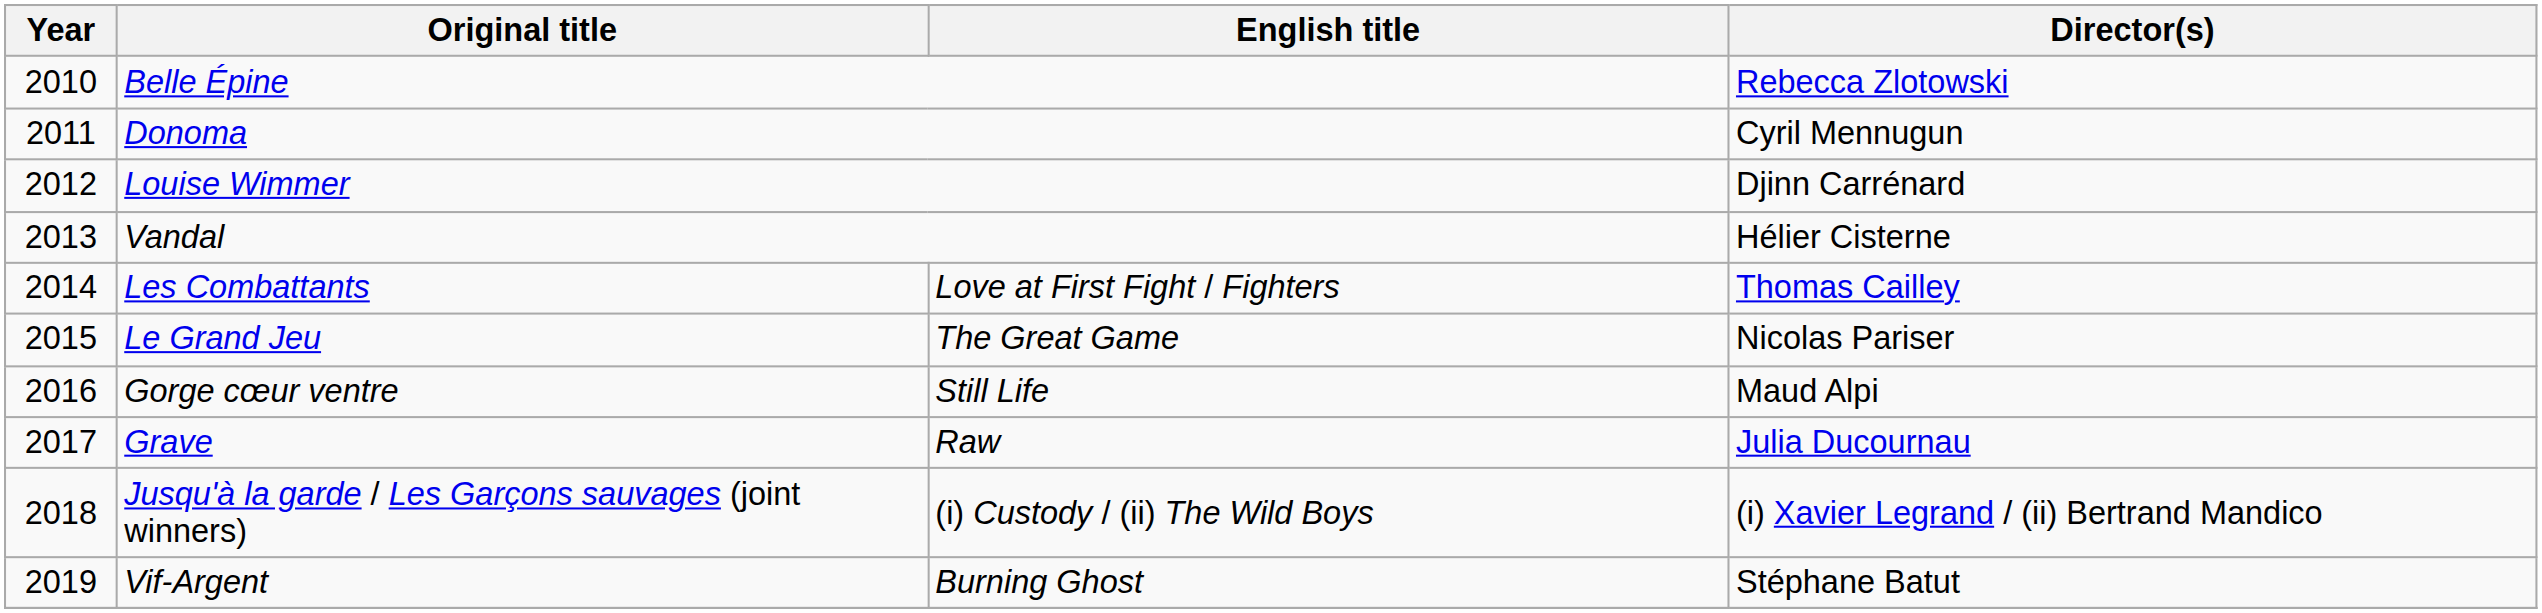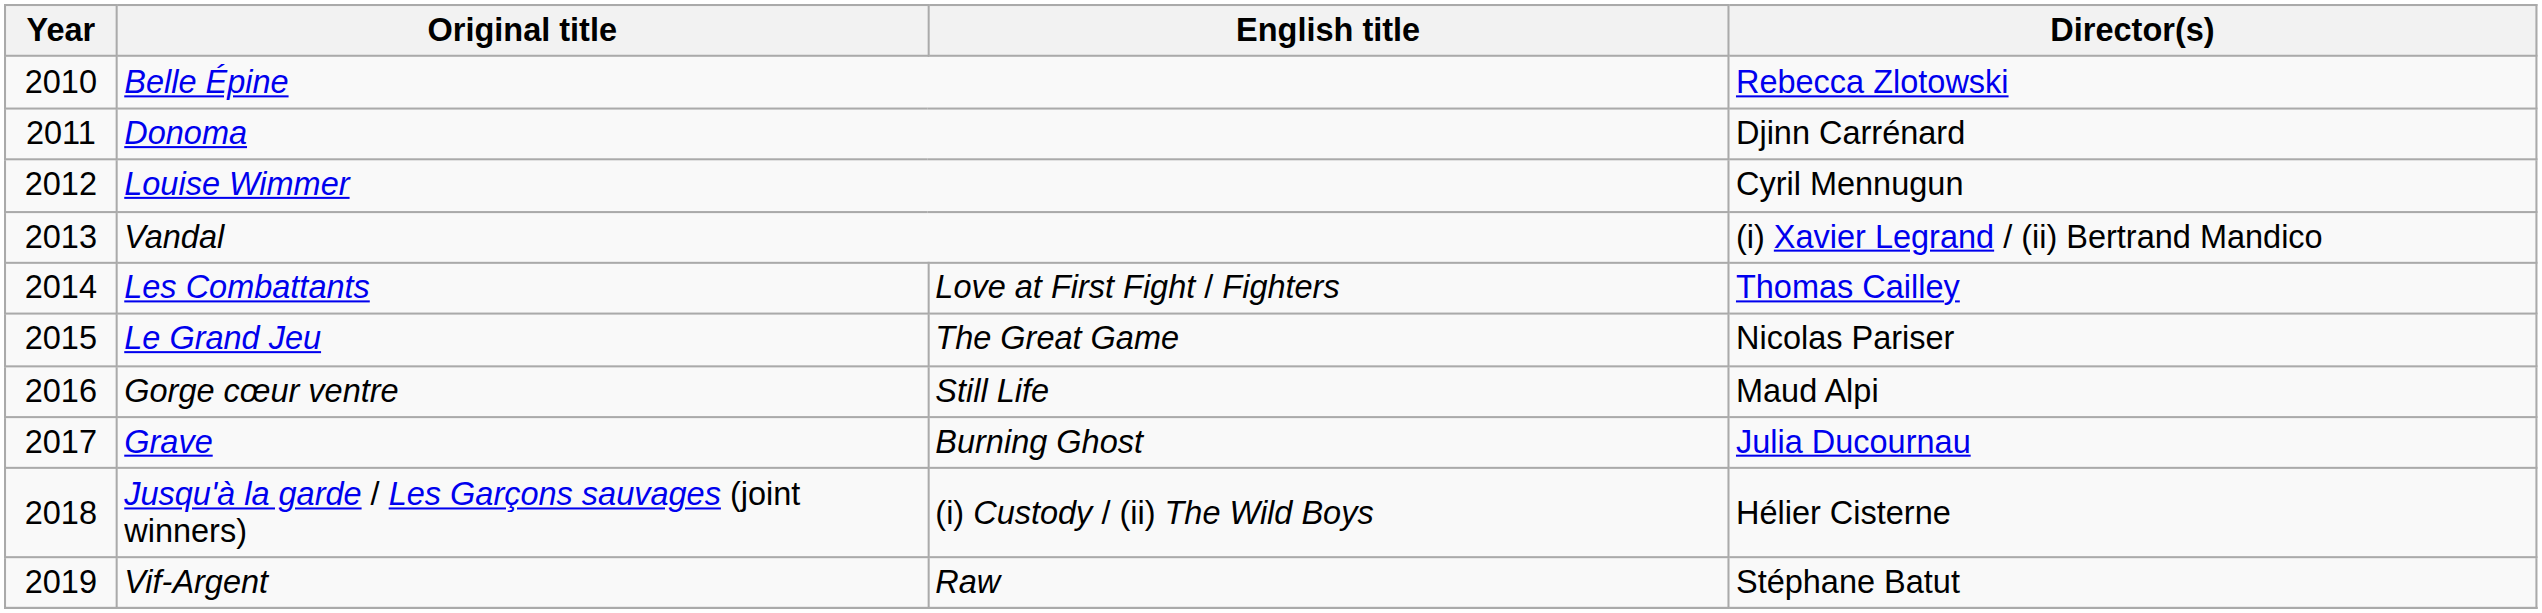(1850, 133) Cyril Mennugun -> (1851, 133) Djinn Carrénard
(1851, 184) Djinn Carrénard -> (1850, 184) Cyril Mennugun
(1843, 236) Hélier Cisterne -> (2029, 236) (i) Xavier Legrand / (ii) Bertrand Mandico
(968, 442) Raw -> (1039, 442) Burning Ghost
(2029, 512) (i) Xavier Legrand / (ii) Bertrand Mandico -> (1843, 512) Hélier Cisterne
(1039, 581) Burning Ghost -> (968, 581) Raw
